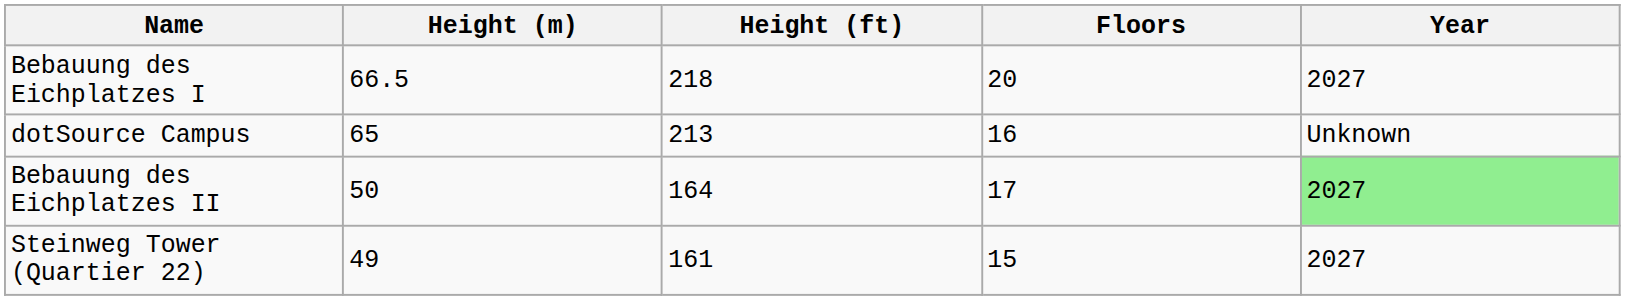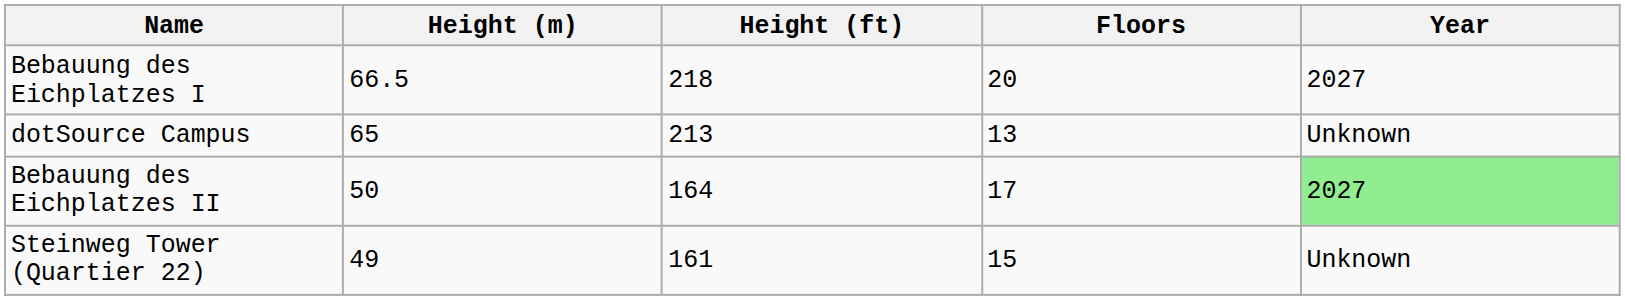(1002, 135) 16 -> (1002, 135) 13
(1336, 260) 2027 -> (1359, 260) Unknown
